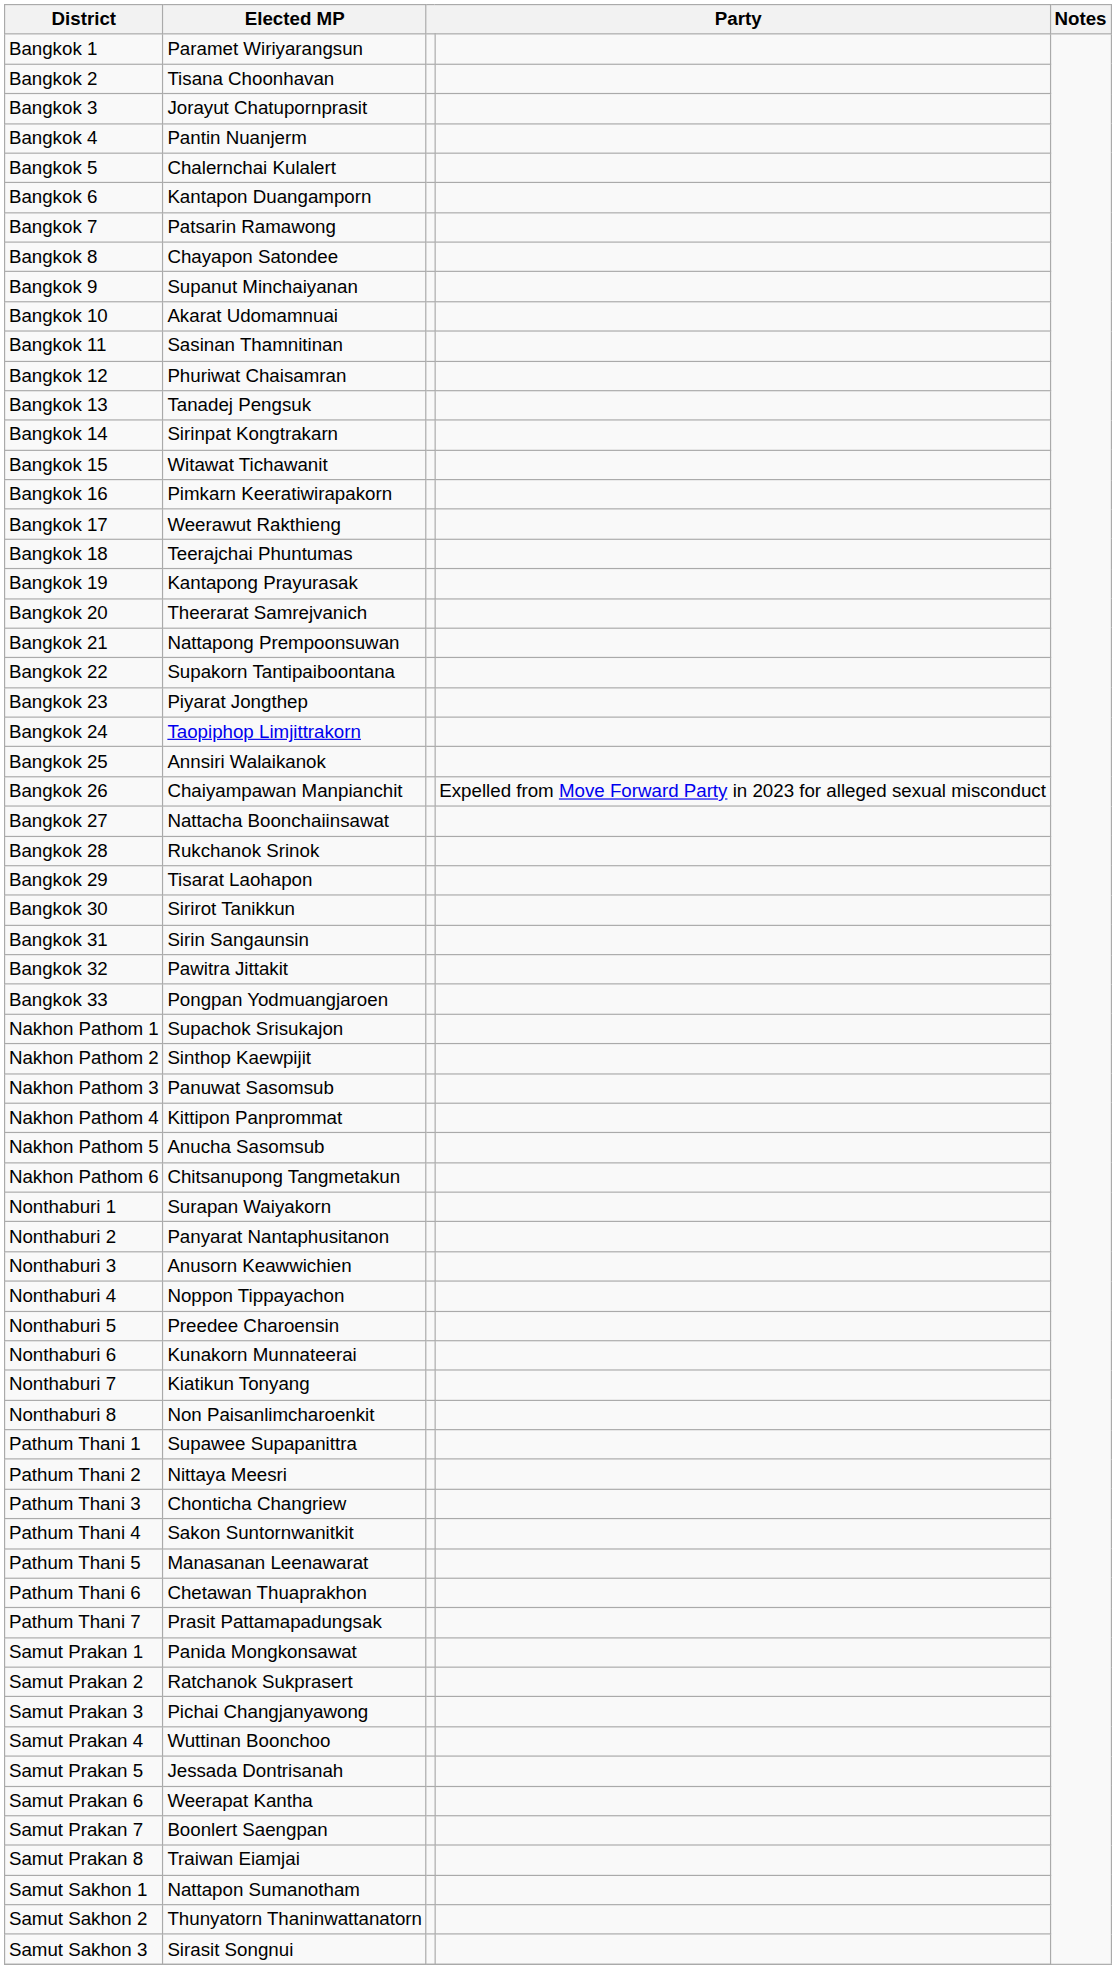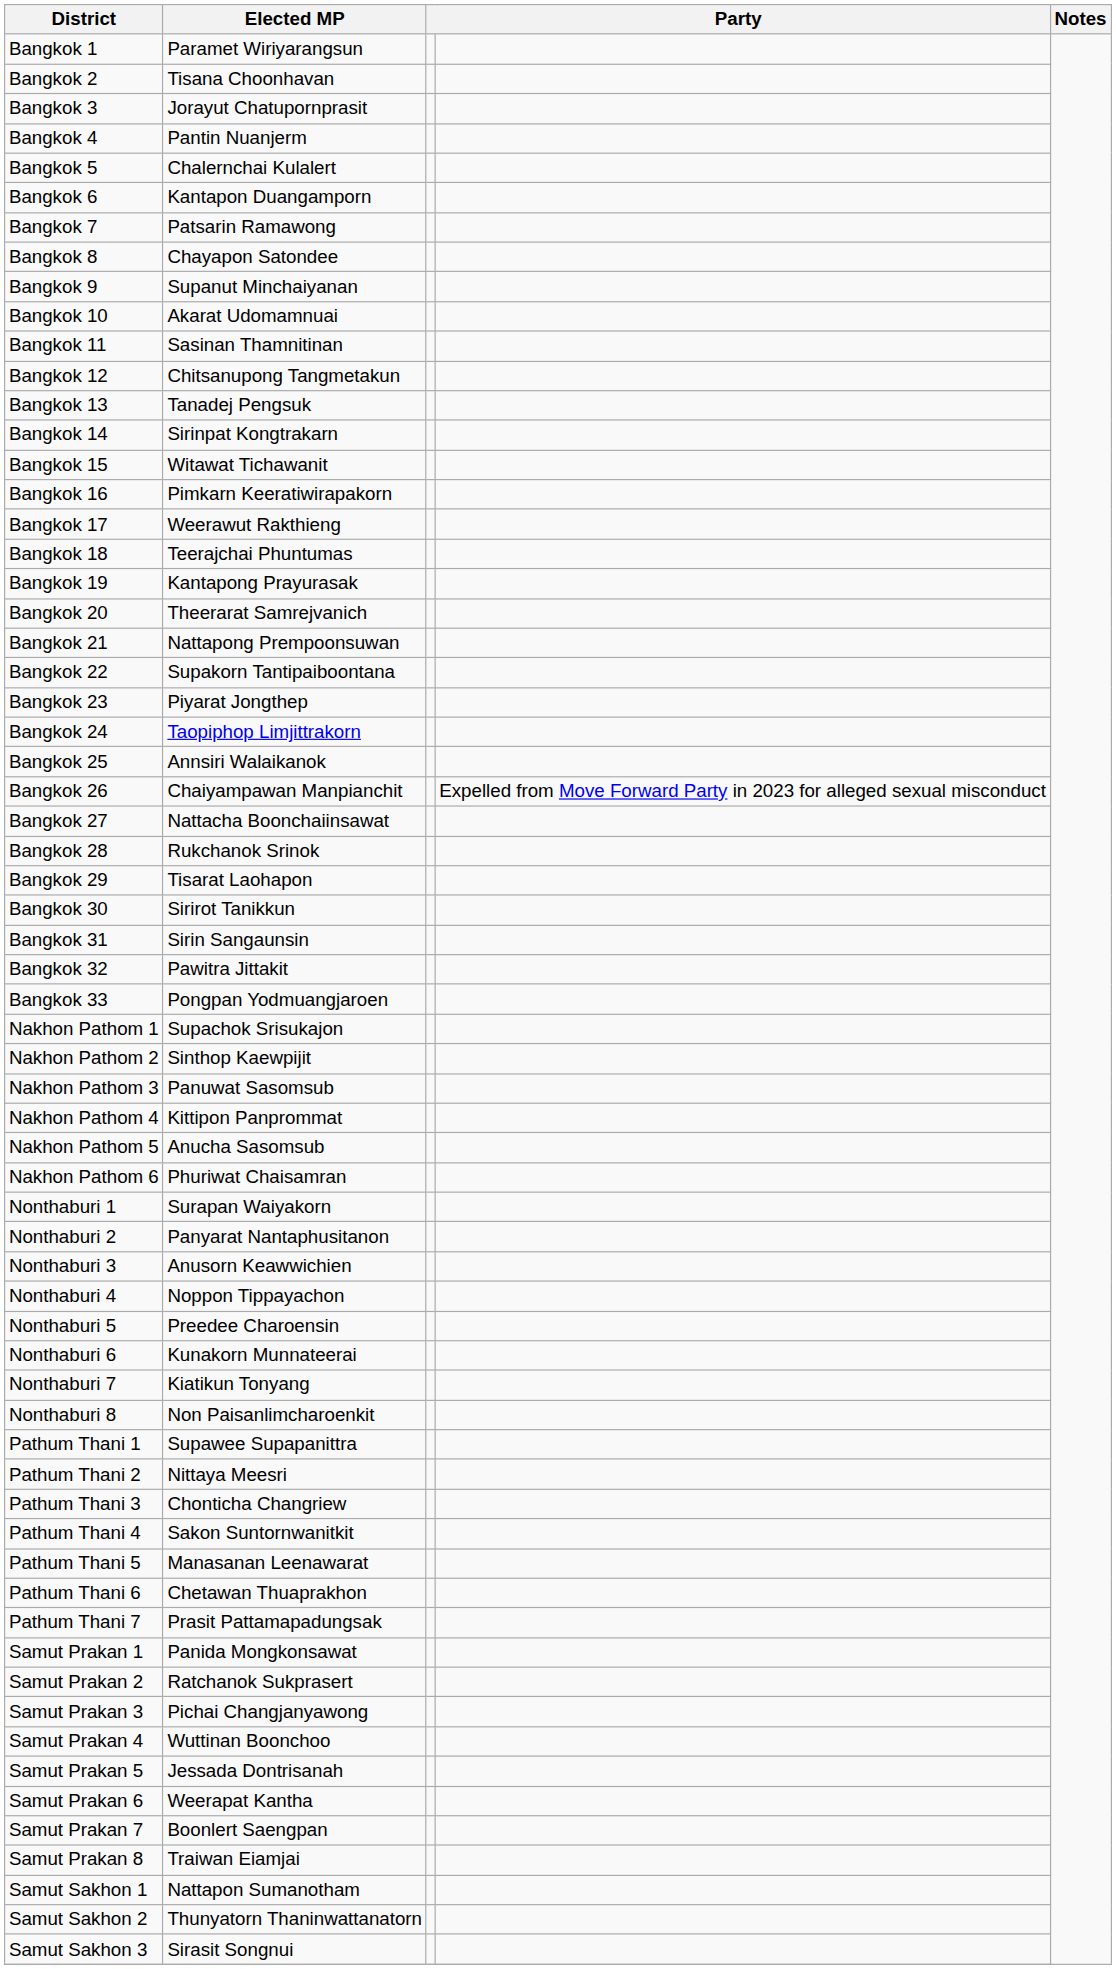(257, 375) Phuriwat Chaisamran -> (284, 375) Chitsanupong Tangmetakun
(284, 1177) Chitsanupong Tangmetakun -> (257, 1177) Phuriwat Chaisamran
